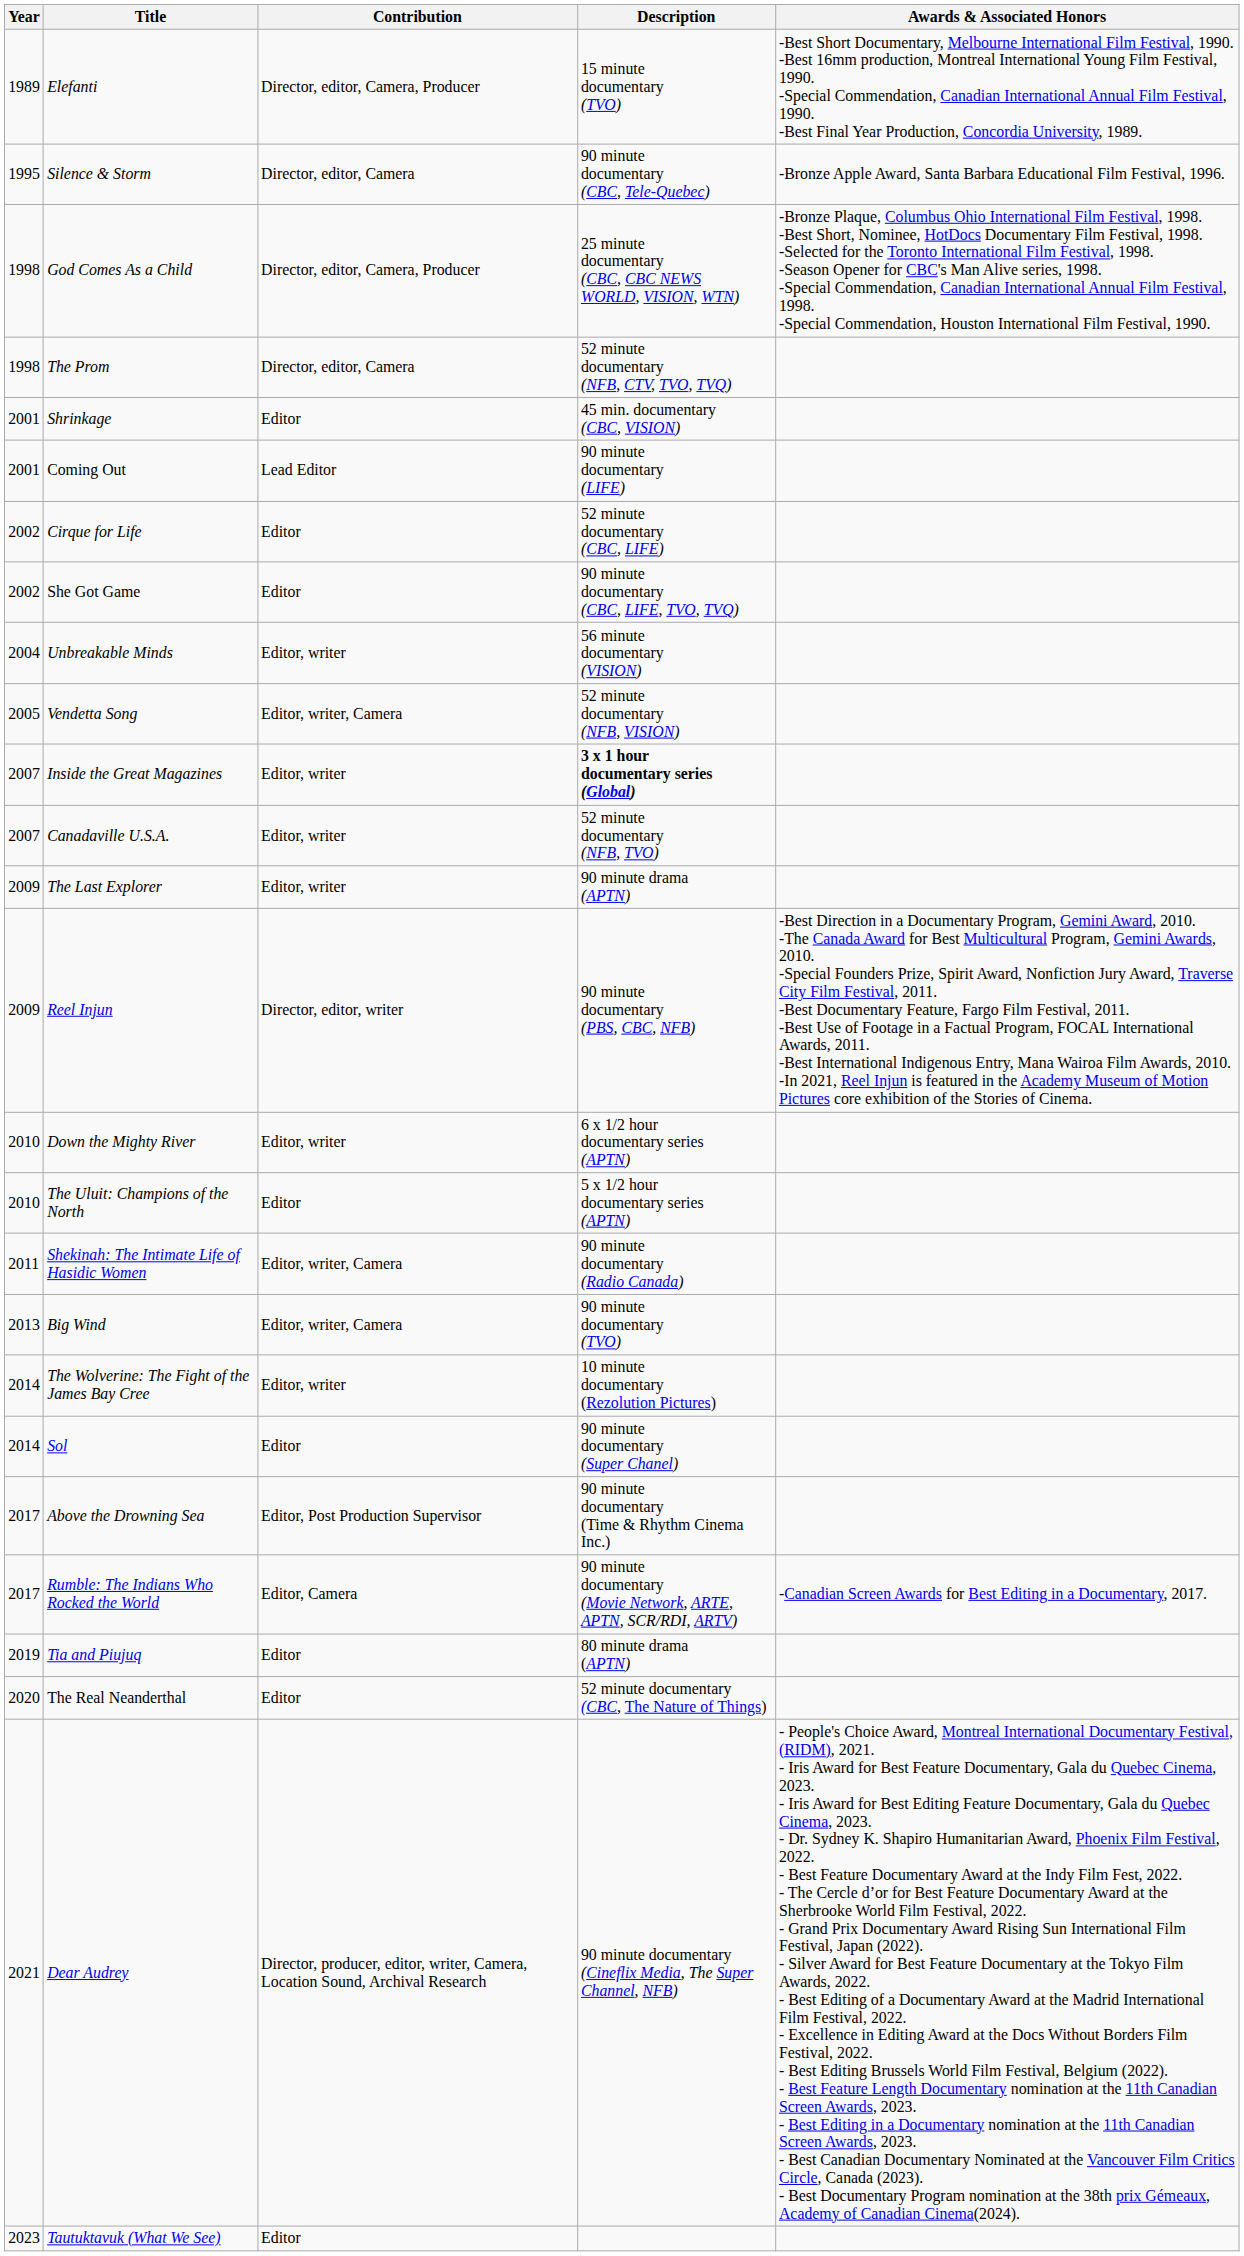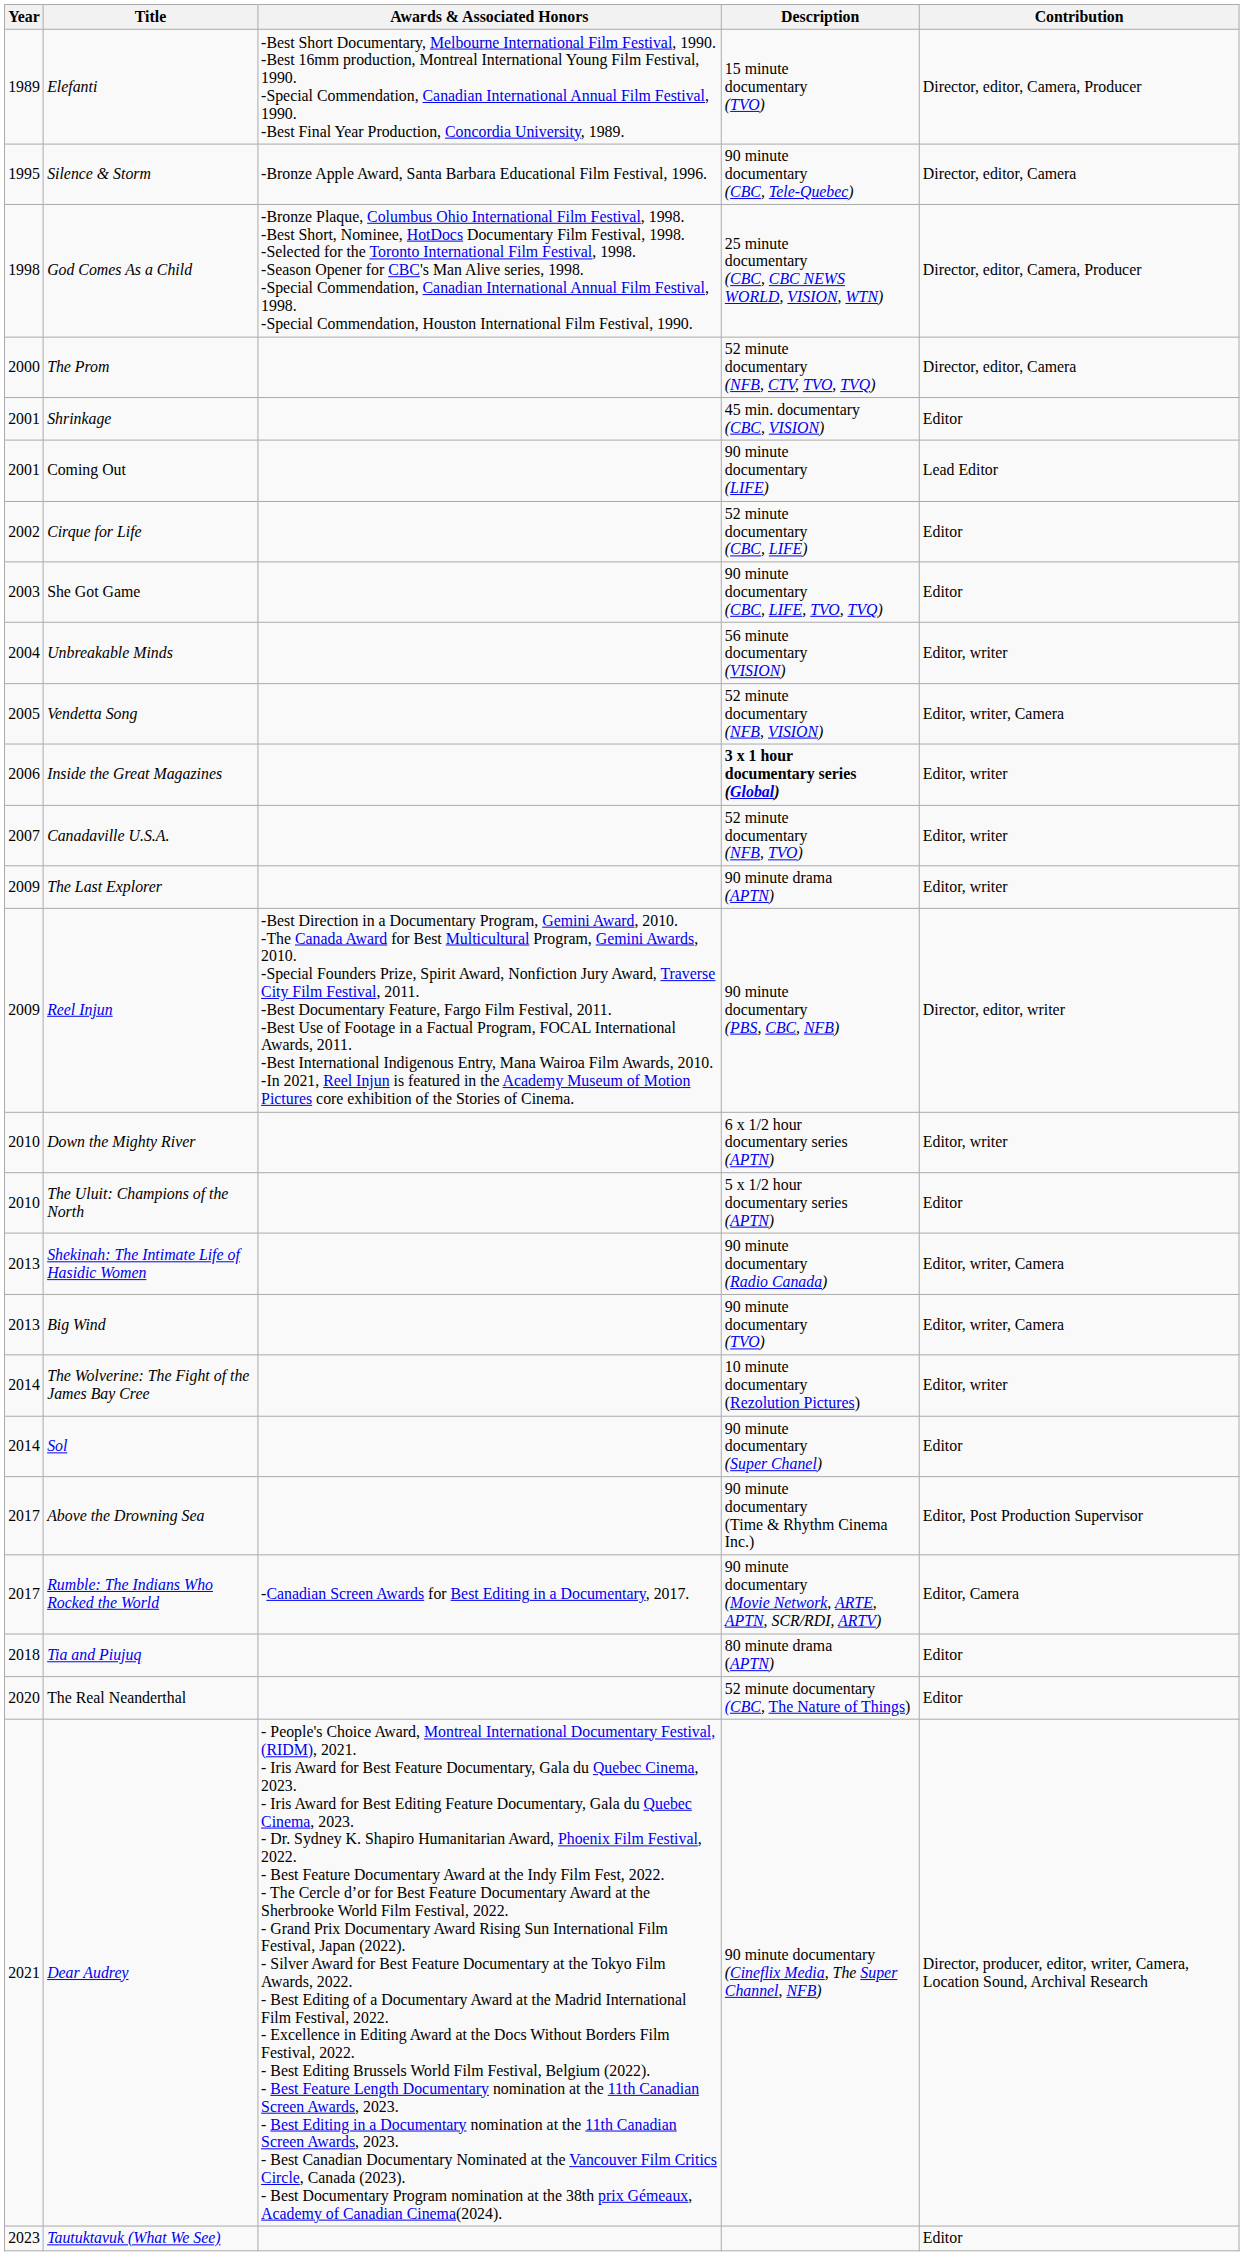columns swapped: (417, 17) <-> (1007, 17)
(24, 367) 1998 -> (24, 367) 2000
(24, 592) 2002 -> (24, 592) 2003
(24, 774) 2007 -> (24, 774) 2006
(24, 1263) 2011 -> (24, 1263) 2013
(24, 1655) 2019 -> (24, 1655) 2018
